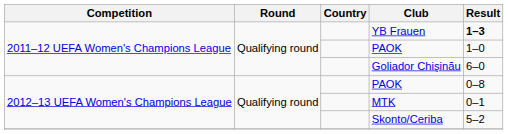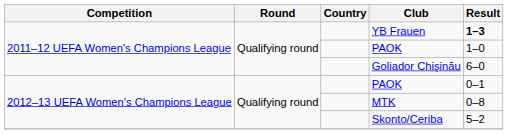(475, 84) 0–8 -> (475, 84) 0–1
(475, 102) 0–1 -> (475, 102) 0–8
